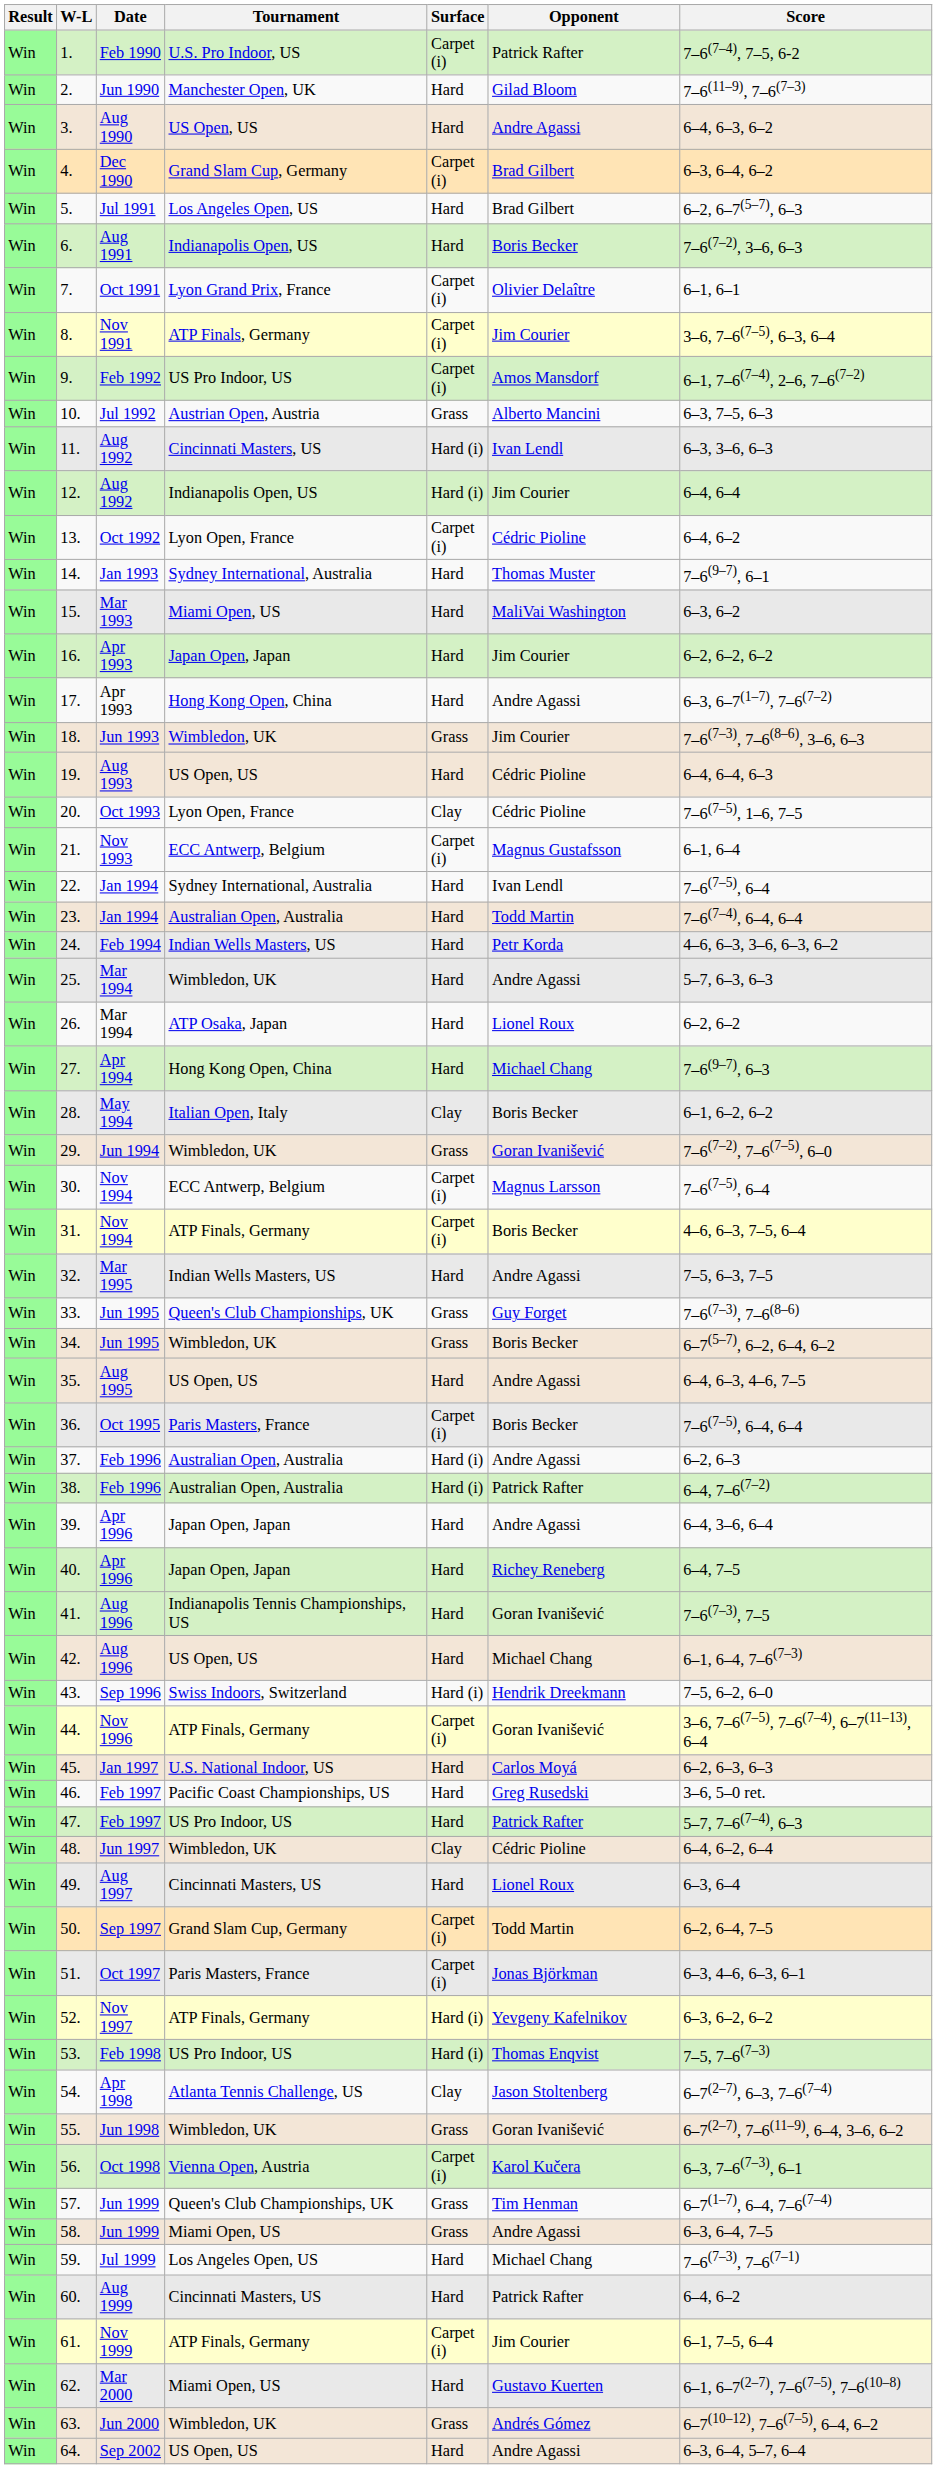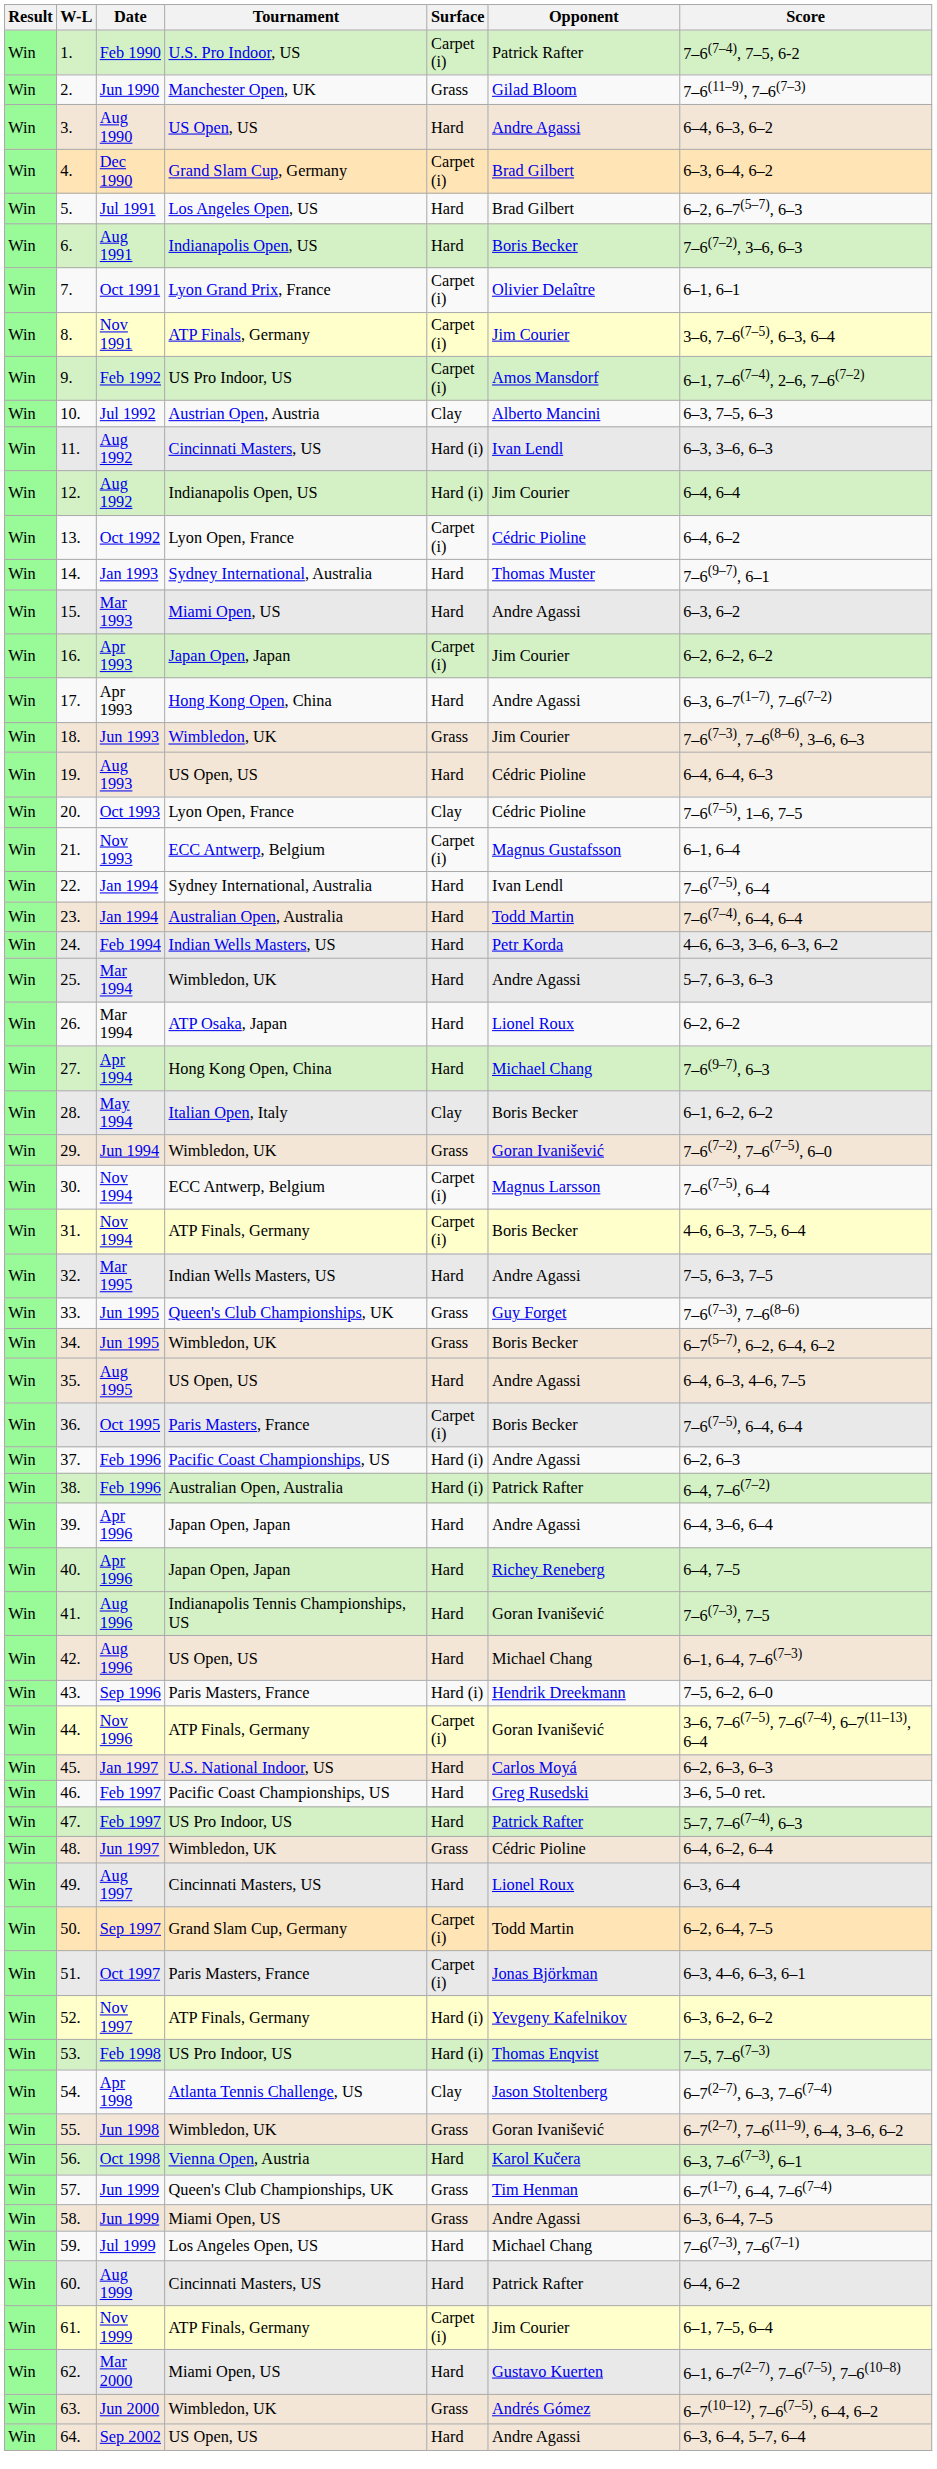(447, 89) Hard -> (450, 89) Grass
(450, 413) Grass -> (446, 413) Clay
(559, 611) MaliVai Washington -> (536, 611) Andre Agassi
(447, 655) Hard -> (453, 655) Carpet (i)
(256, 1459) Australian Open, Australia -> (279, 1459) Pacific Coast Championships, US
(258, 1693) Swiss Indoors, Switzerland -> (239, 1693) Paris Masters, France
(446, 1849) Clay -> (450, 1849) Grass
(453, 2166) Carpet (i) -> (447, 2159) Hard
